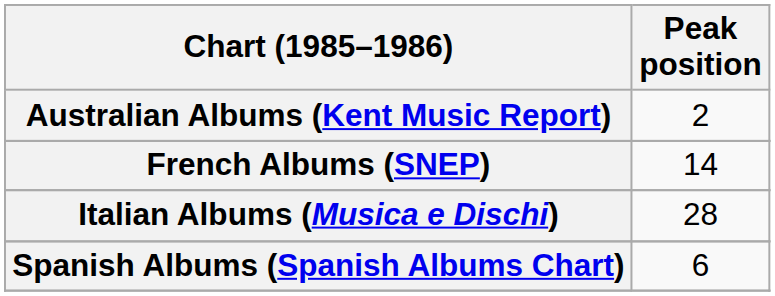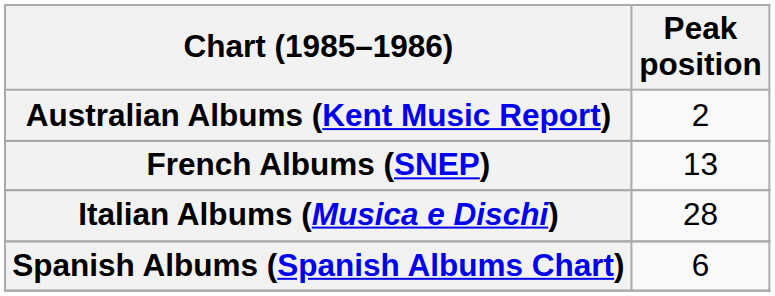(700, 164) 14 -> (700, 164) 13
